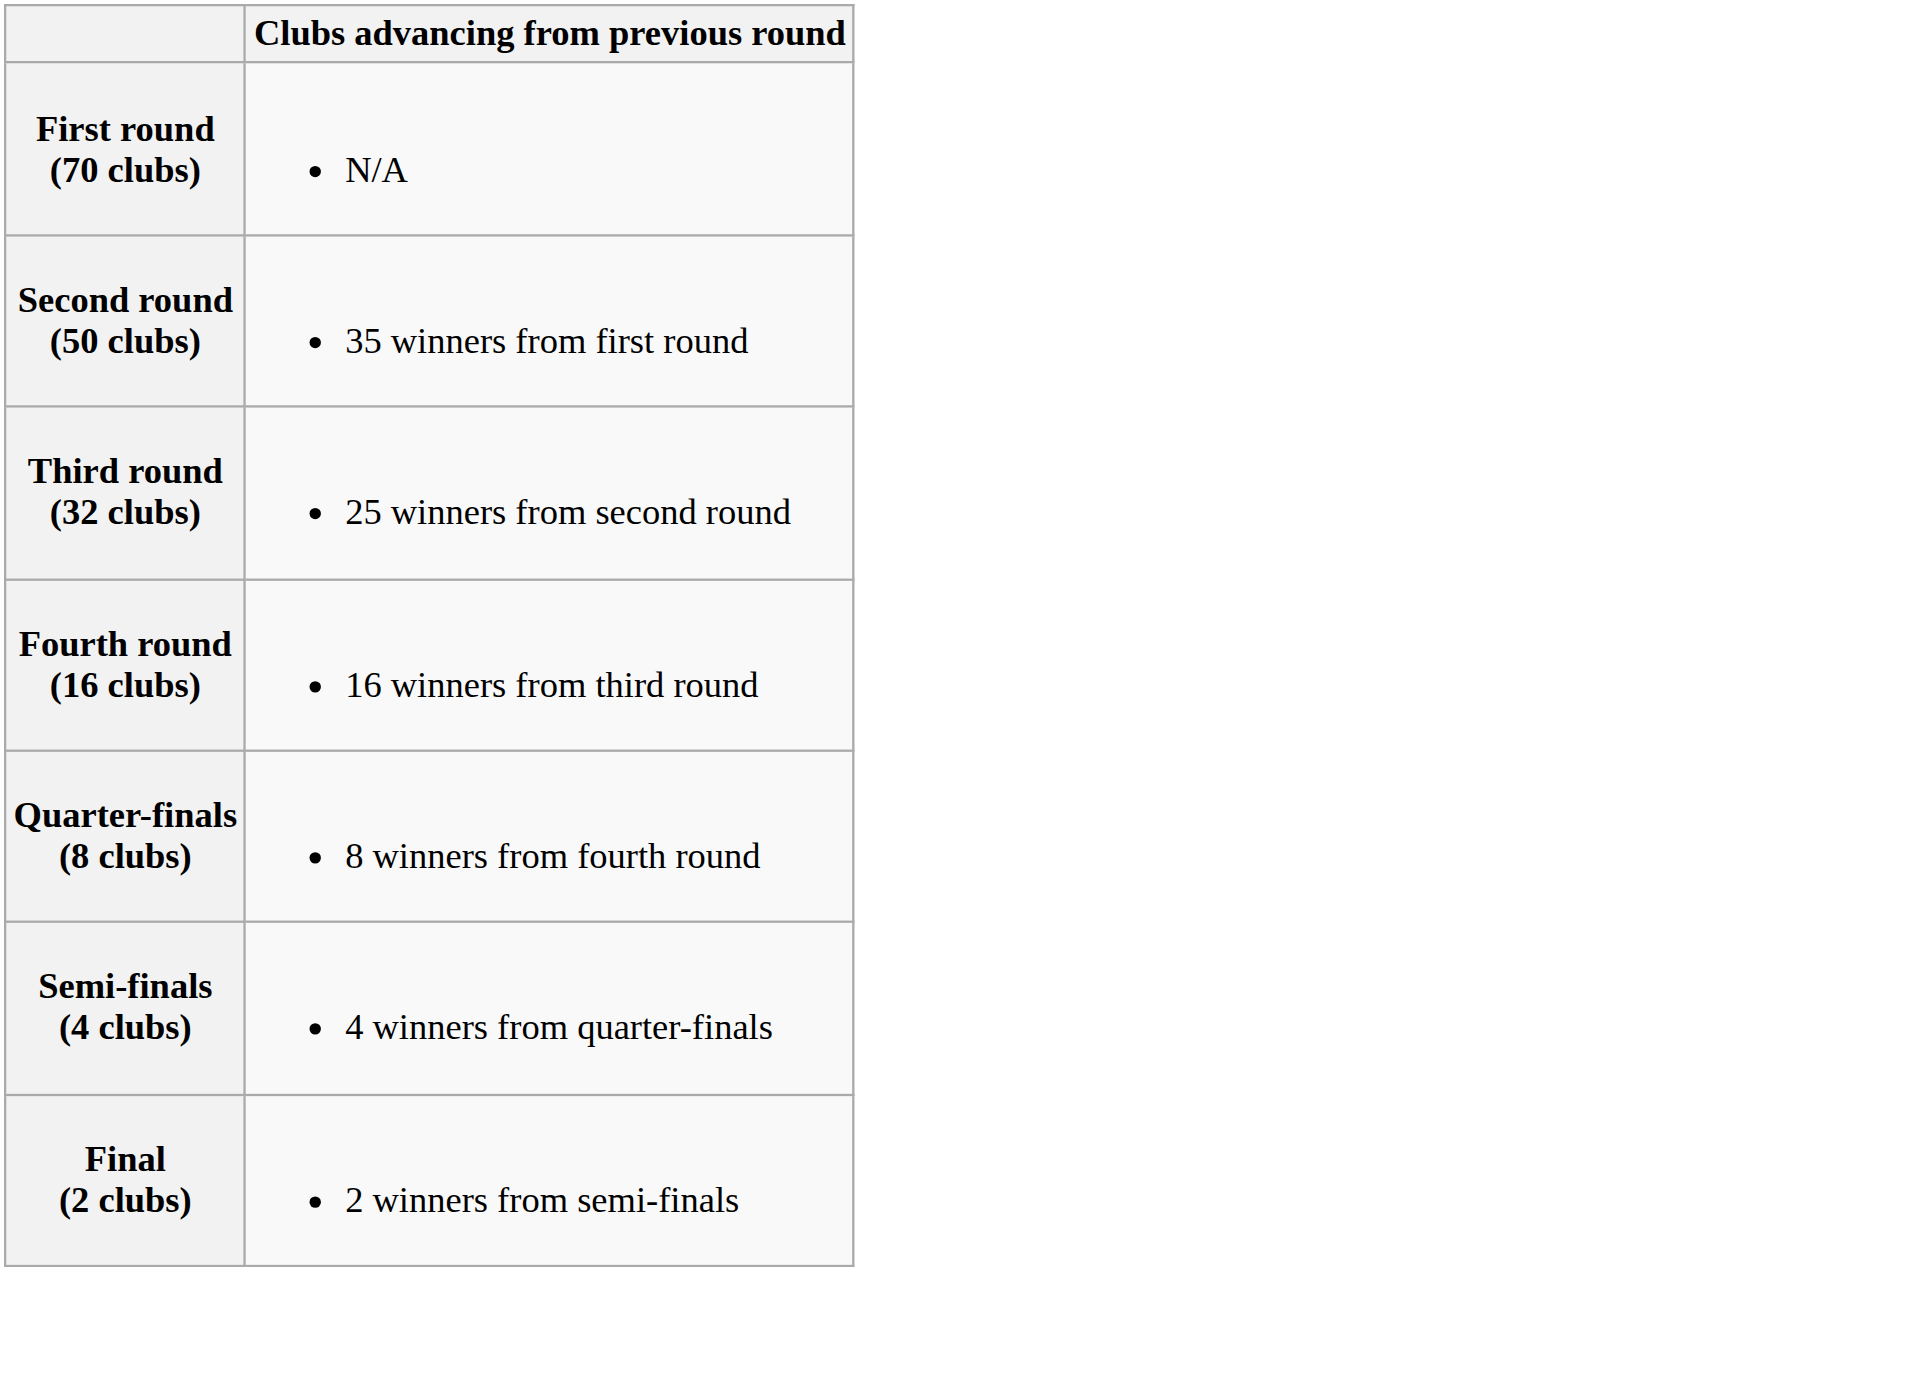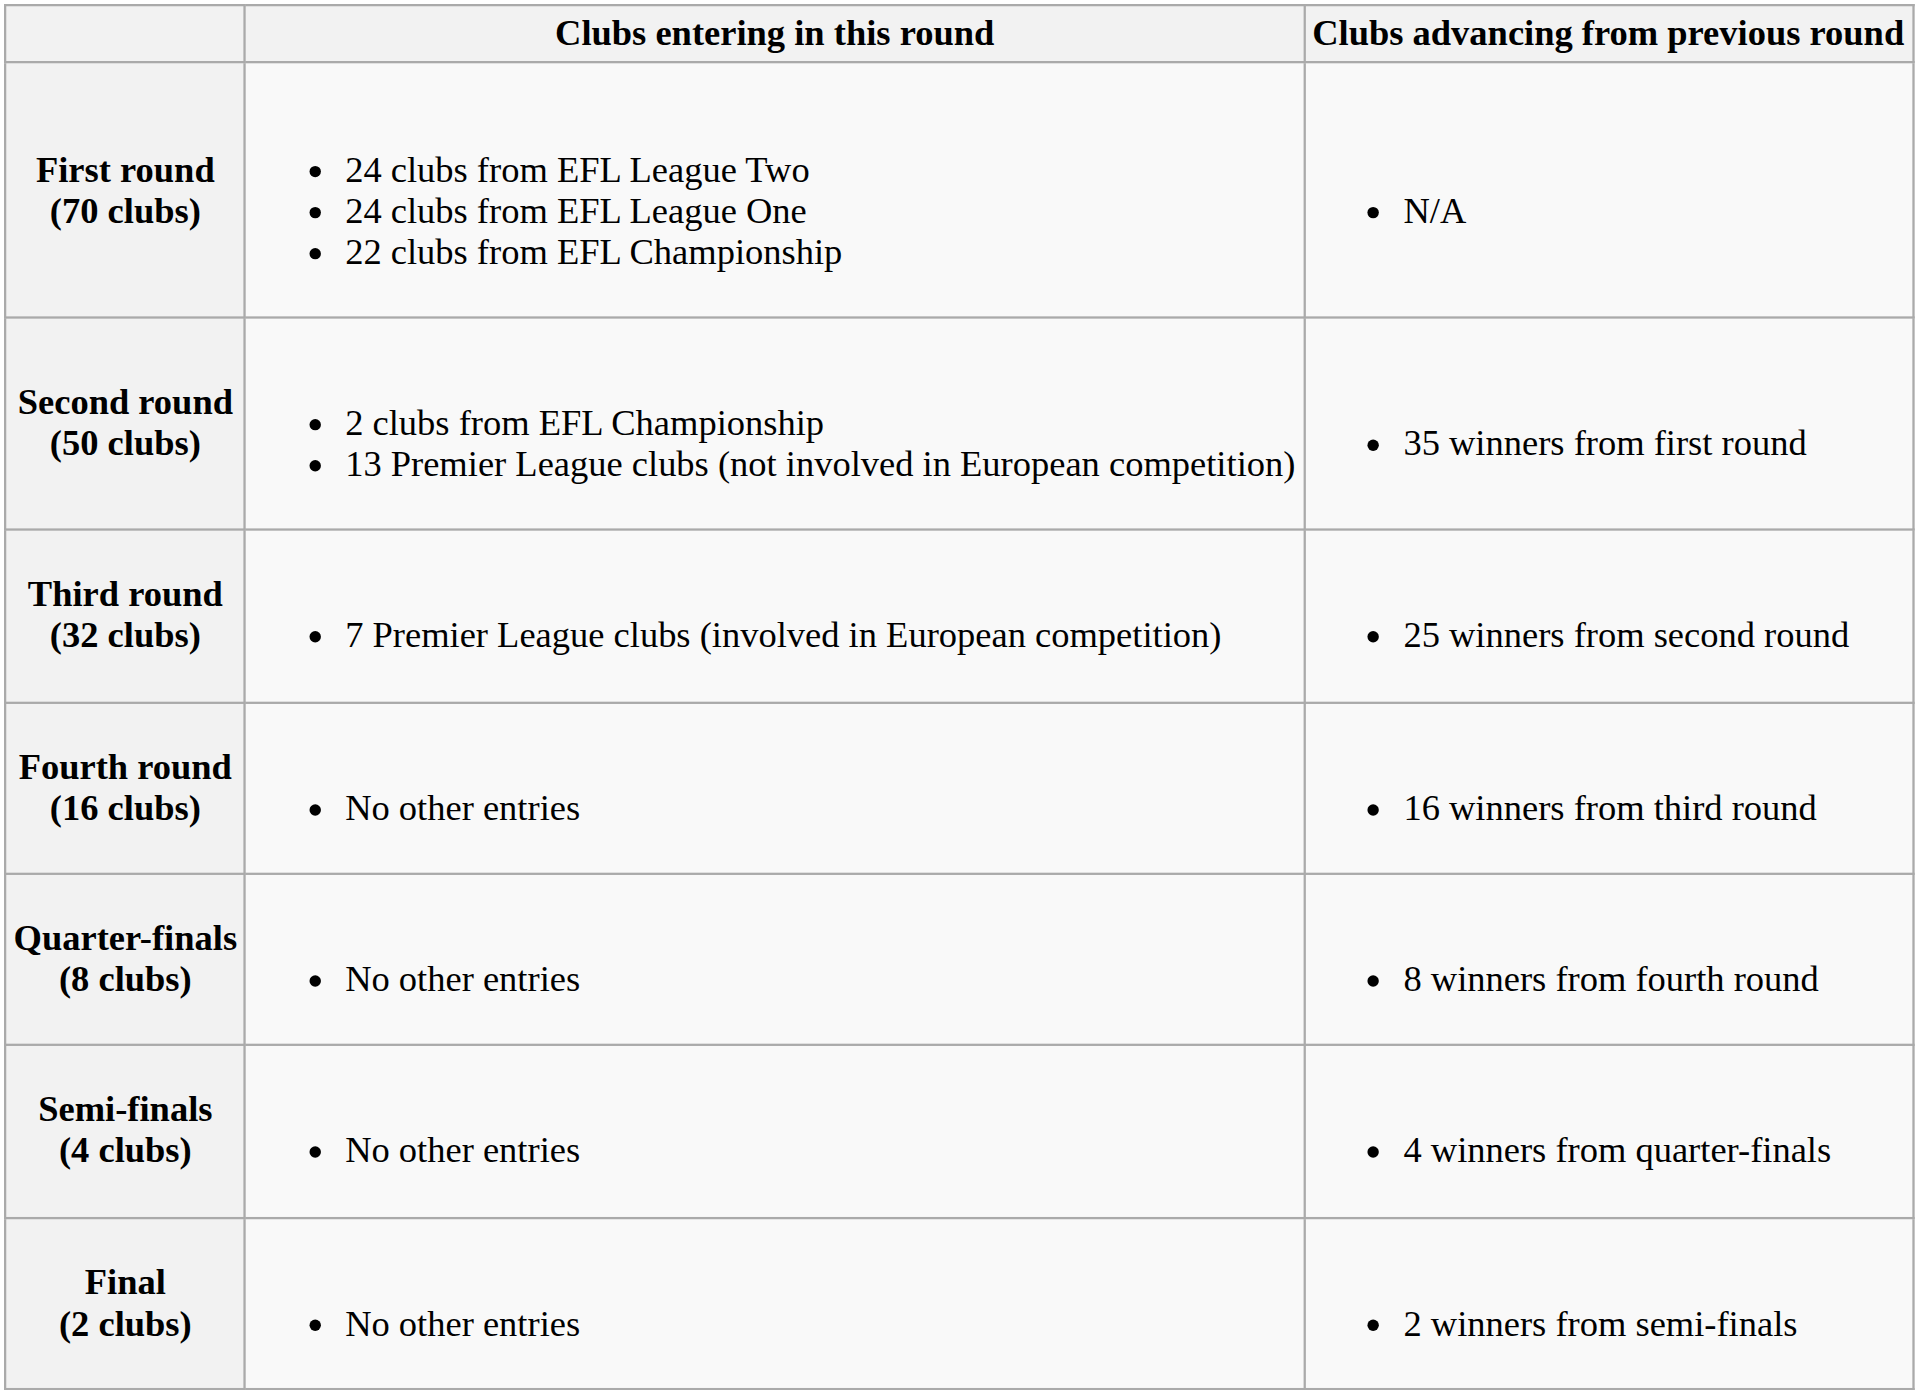+ column: (775, 33)
